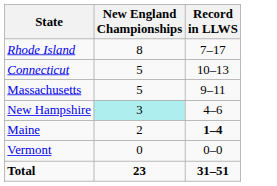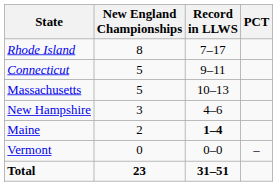+ column: (256, 21)
(213, 69) 10–13 -> (213, 69) 9–11
(213, 89) 9–11 -> (213, 89) 10–13
(139, 110) paleturquoise background -> (139, 110) no background
